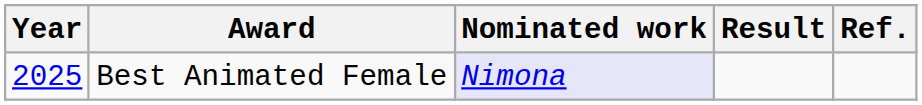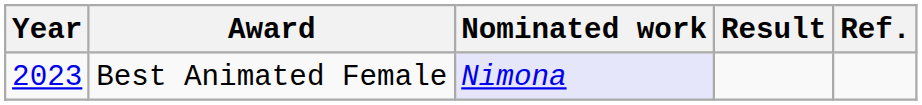(47, 77) 2025 -> (47, 77) 2023
